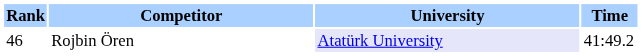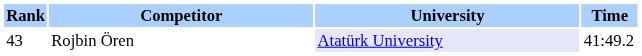(14, 40) 46 -> (14, 40) 43
